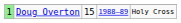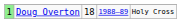(89, 12) 15 -> (89, 12) 18
